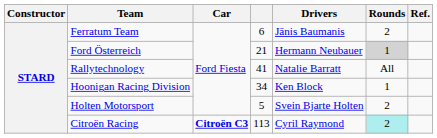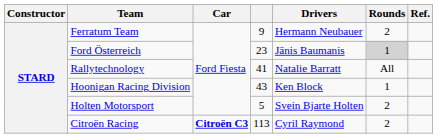(261, 31) 6 -> (261, 31) 9
(310, 31) Jānis Baumanis -> (319, 31) Hermann Neubauer
(261, 50) 21 -> (261, 50) 23
(319, 50) Hermann Neubauer -> (310, 50) Jānis Baumanis
(261, 86) 34 -> (261, 86) 43
(387, 123) paleturquoise background -> (387, 123) no background
